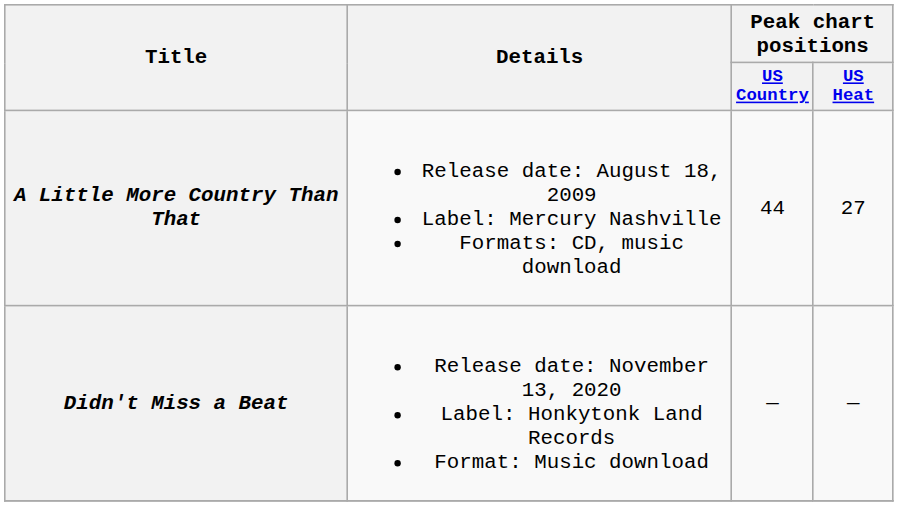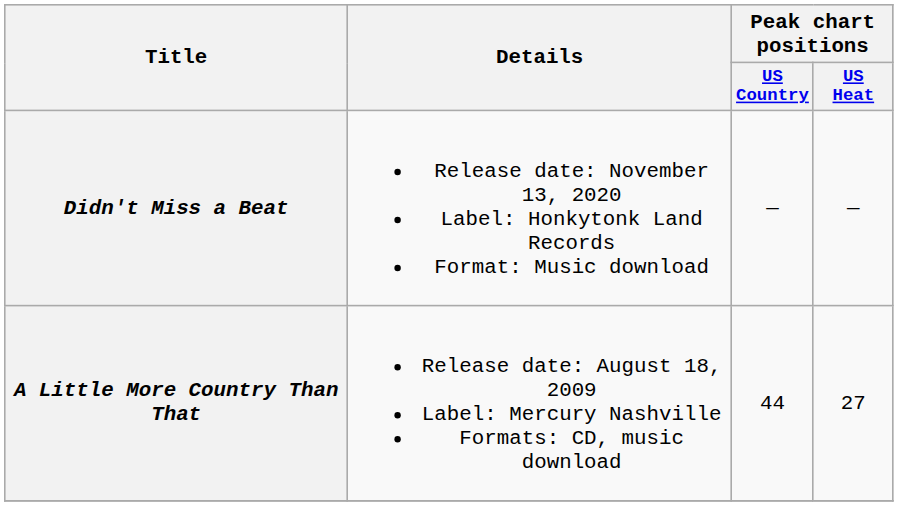rows swapped: (176, 207) <-> (176, 403)
